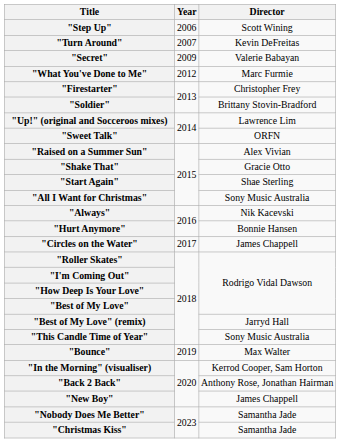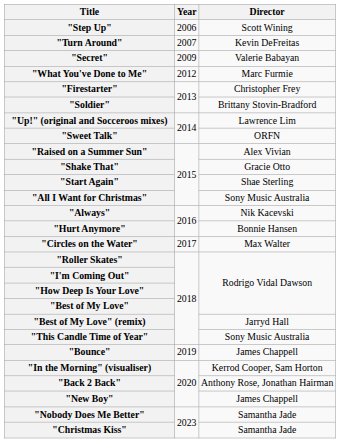(267, 244) James Chappell -> (267, 244) Max Walter
(267, 352) Max Walter -> (267, 352) James Chappell
